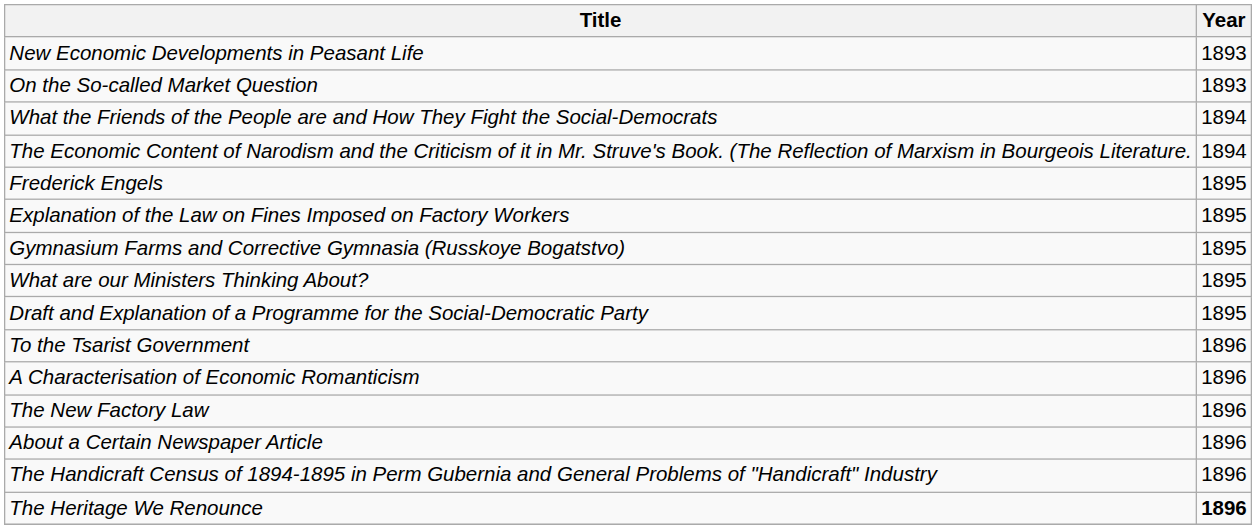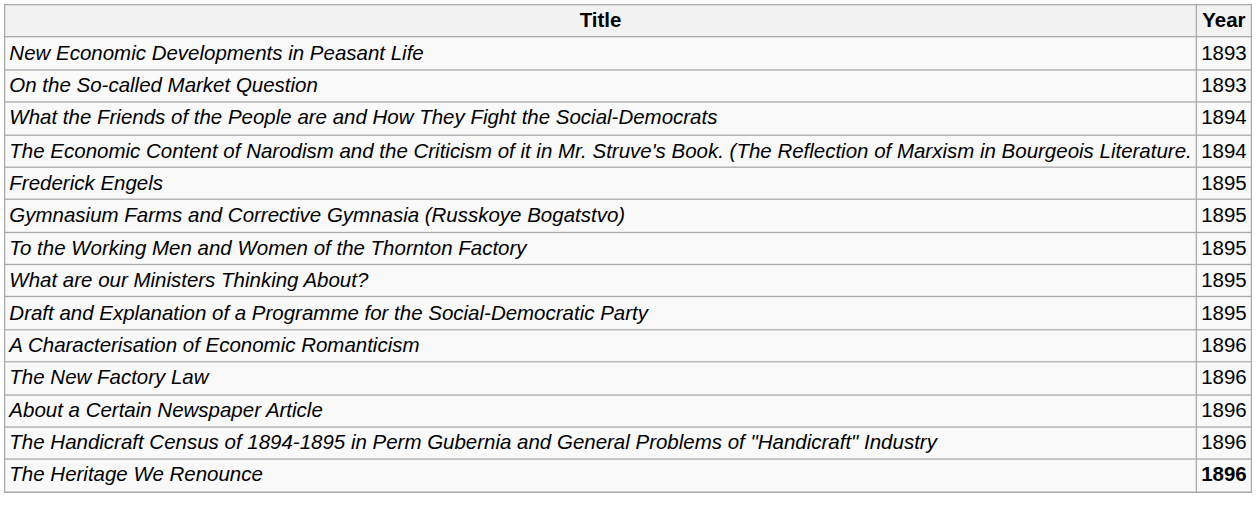- row: (289, 215)
+ row: (268, 248)
- row: (129, 345)
